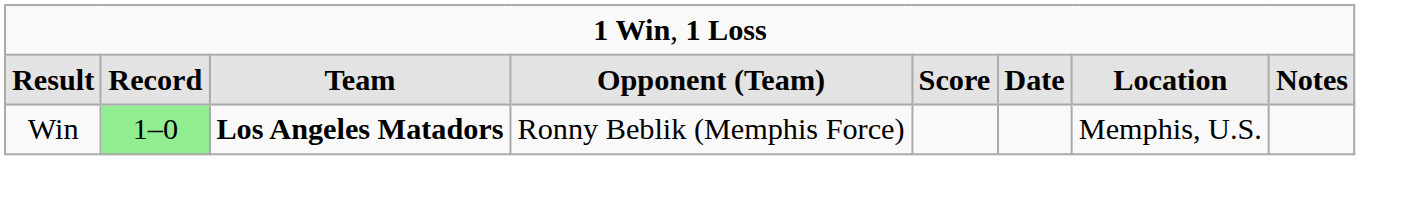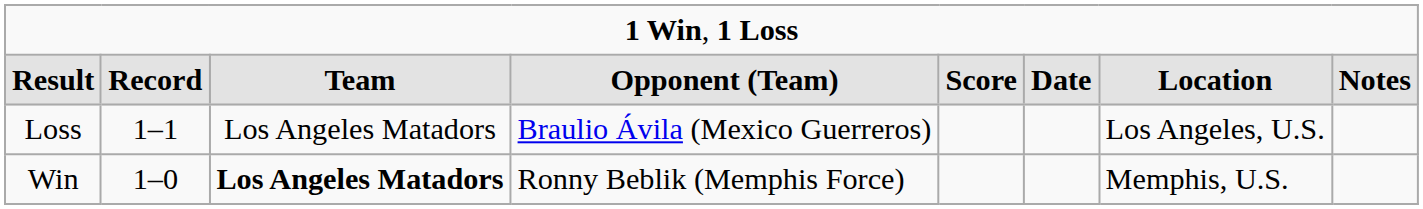+ row: (53, 129)
(155, 129) lightgreen background -> (155, 179) no background
